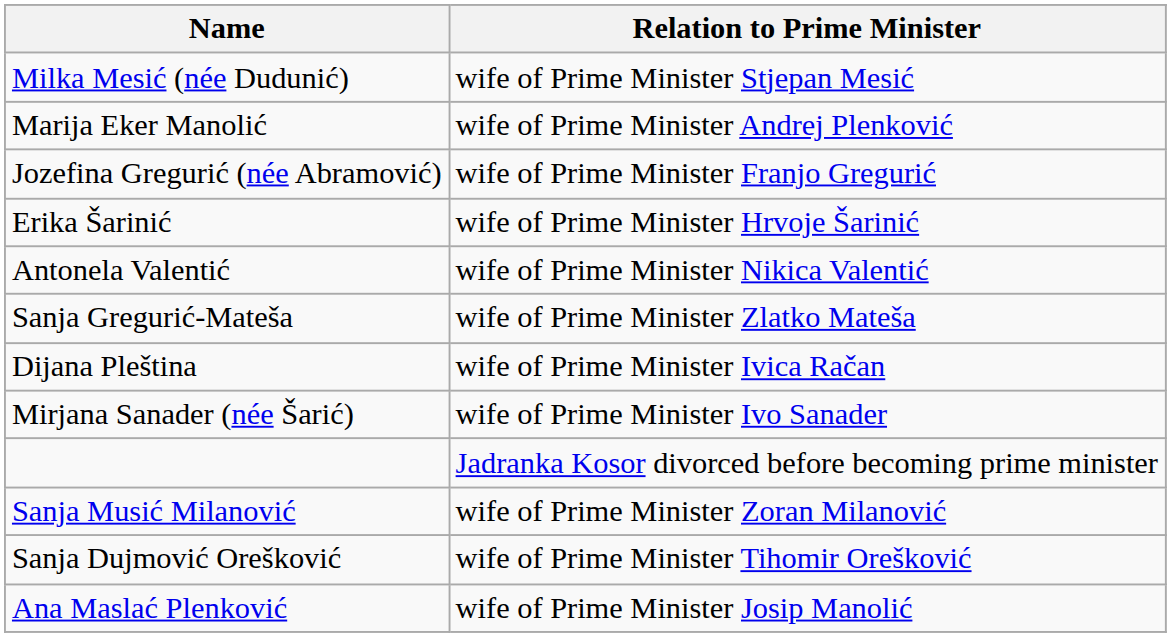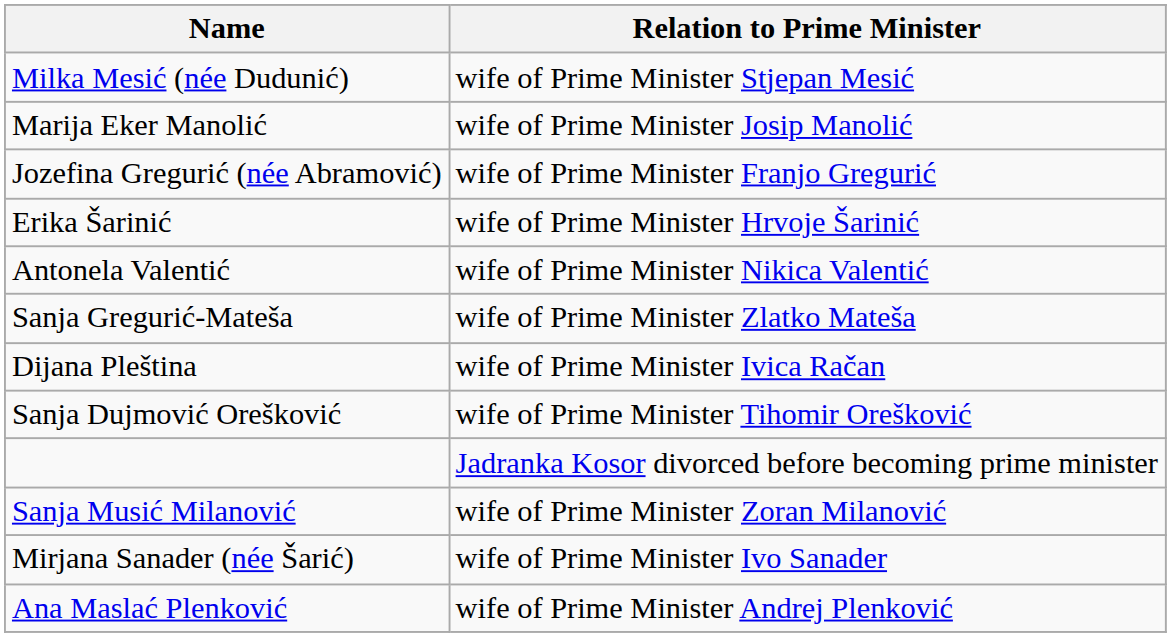(704, 125) wife of Prime Minister Andrej Plenković -> (684, 125) wife of Prime Minister Josip Manolić
rows swapped: (183, 414) <-> (177, 558)
(684, 607) wife of Prime Minister Josip Manolić -> (704, 607) wife of Prime Minister Andrej Plenković
